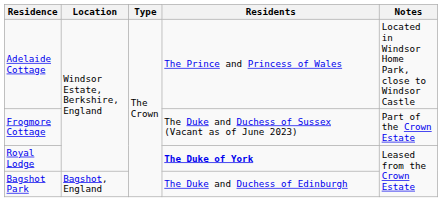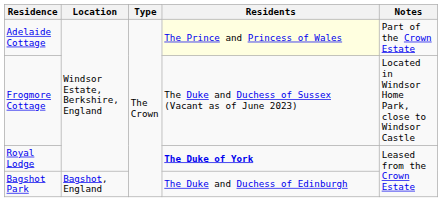(253, 64) no background -> (253, 38) lightyellow background
(404, 64) Located in Windsor Home Park, close to Windsor Castle -> (407, 38) Part of the Crown Estate
(407, 127) Part of the Crown Estate -> (404, 101) Located in Windsor Home Park, close to Windsor Castle
